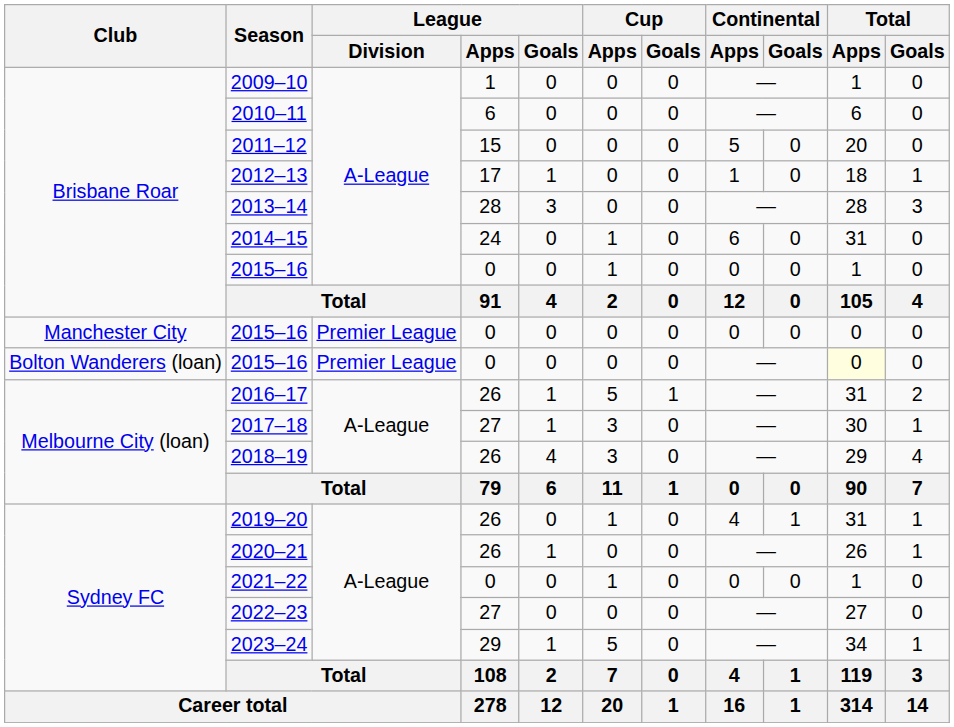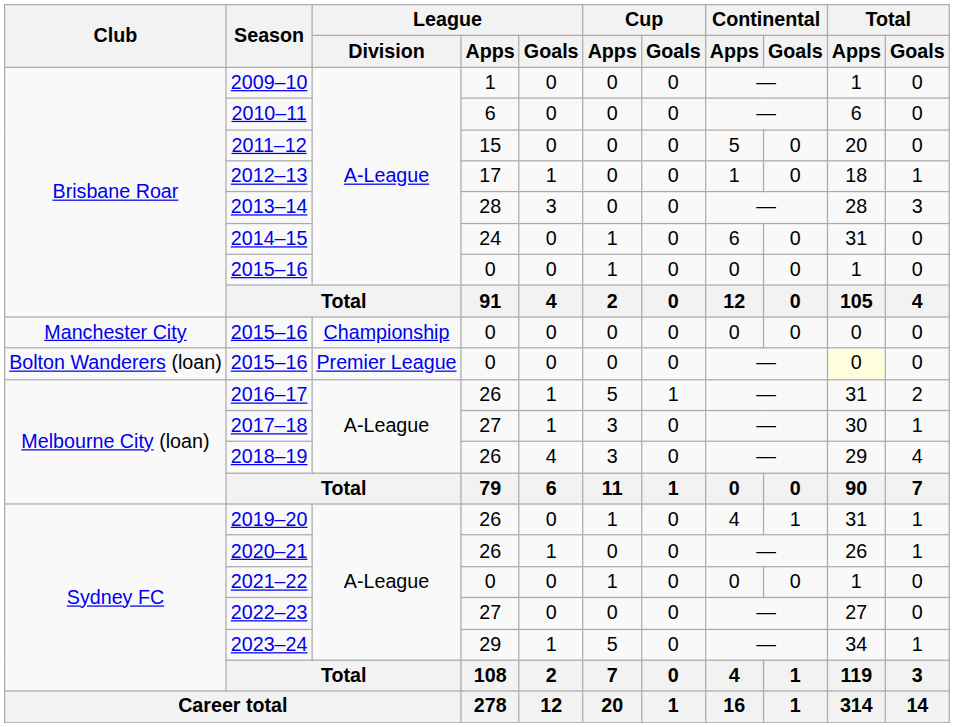(387, 332) Premier League -> (387, 332) Championship
